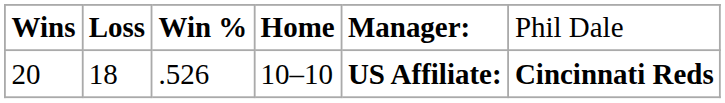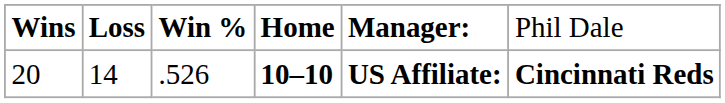(103, 73) 18 -> (103, 73) 14
(297, 73) normal -> (297, 73) bold
